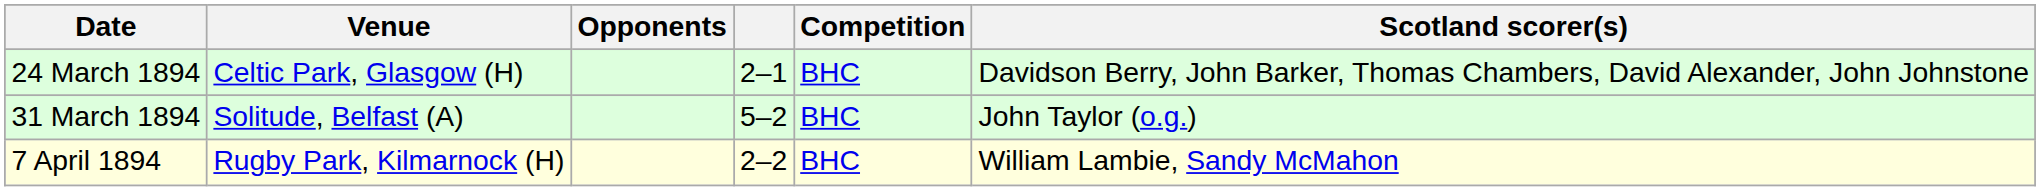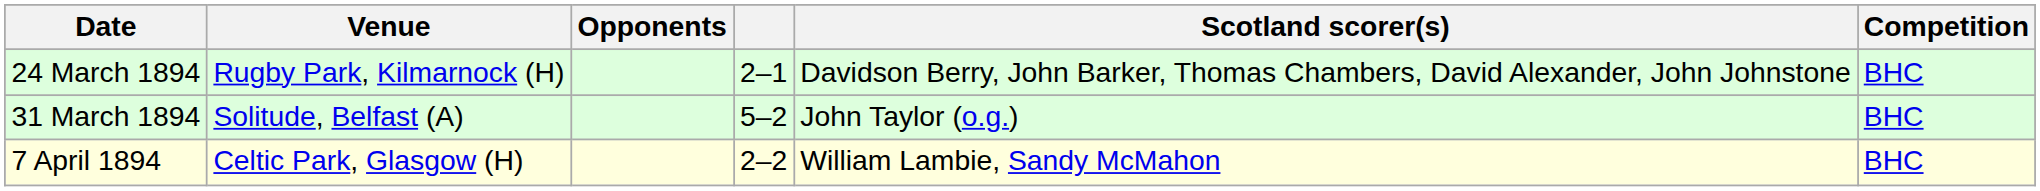columns swapped: (883, 26) <-> (1504, 26)
(368, 71) Celtic Park, Glasgow (H) -> (389, 71) Rugby Park, Kilmarnock (H)
(389, 161) Rugby Park, Kilmarnock (H) -> (368, 161) Celtic Park, Glasgow (H)
